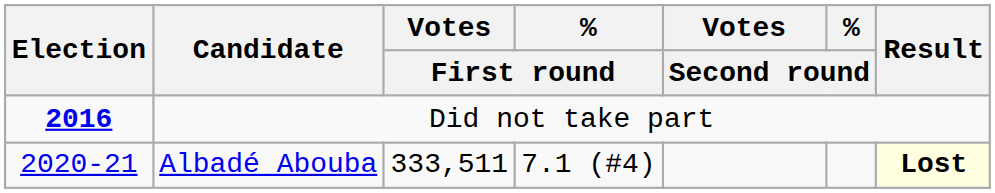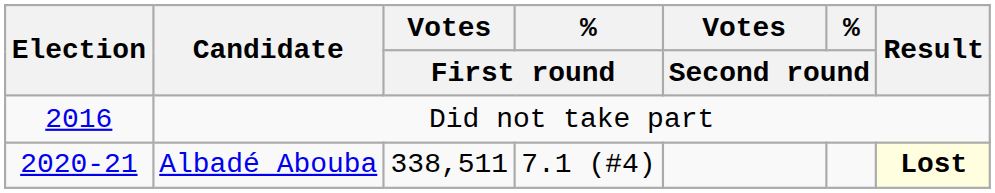(79, 119) bold -> (79, 119) normal
(449, 165) 333,511 -> (449, 165) 338,511
